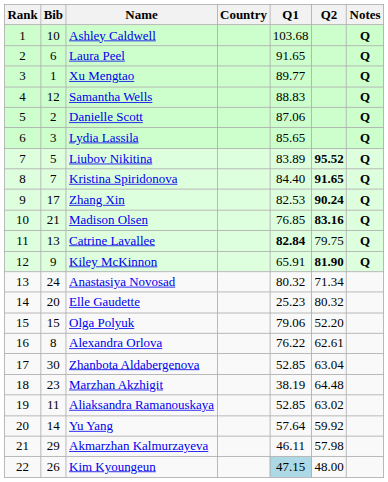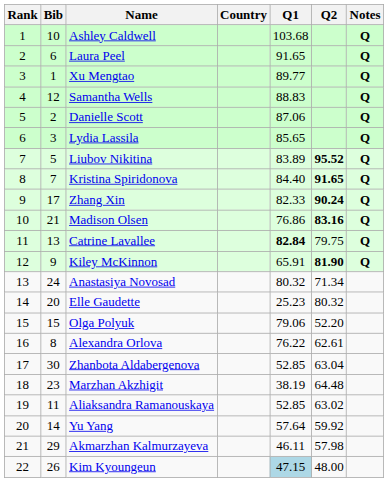(291, 199) 82.53 -> (291, 199) 82.33
(291, 220) 76.85 -> (291, 220) 76.86
